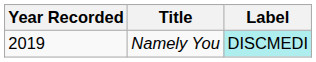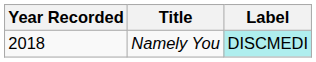(27, 43) 2019 -> (27, 43) 2018
